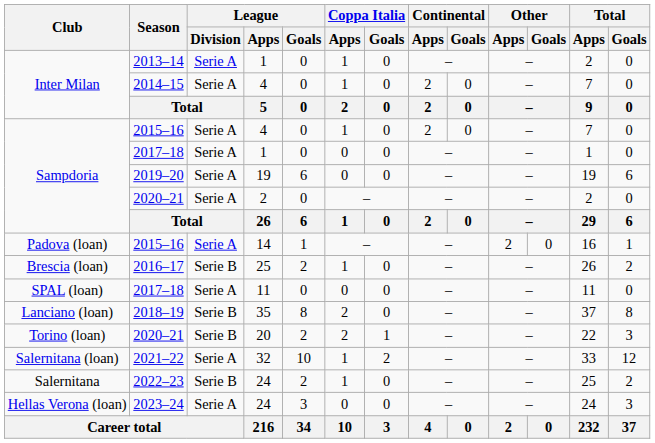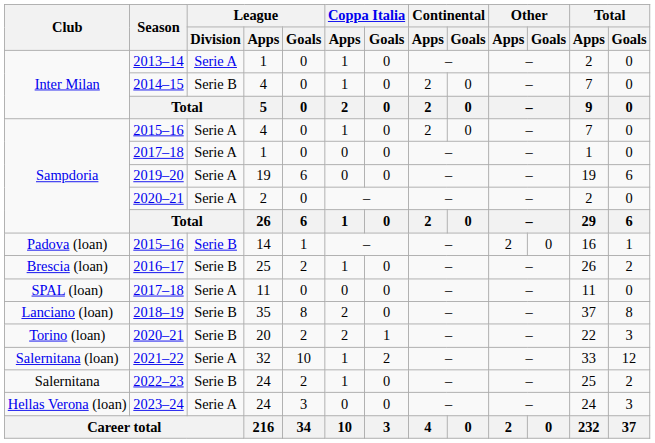(216, 84) Serie A -> (216, 84) Serie B
(216, 244) Serie A -> (216, 244) Serie B
